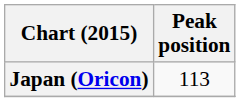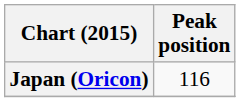(194, 79) 113 -> (194, 79) 116
